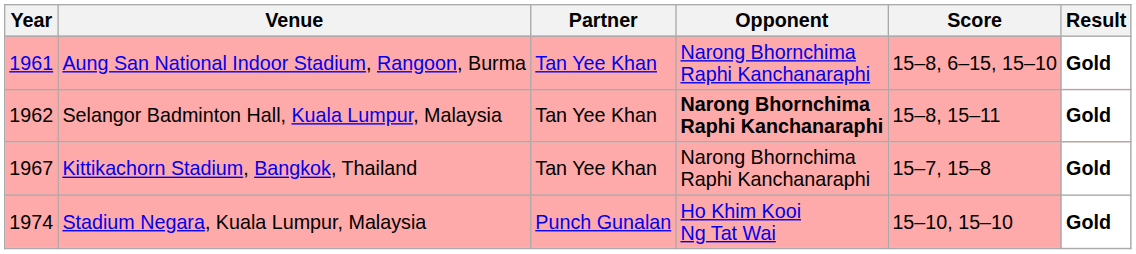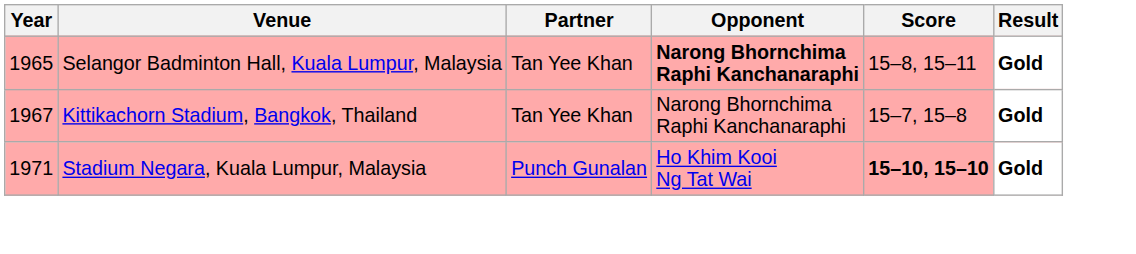- row: (294, 63)
(31, 116) 1962 -> (31, 63) 1965
(31, 222) 1974 -> (31, 169) 1971
(953, 222) normal -> (929, 169) bold
